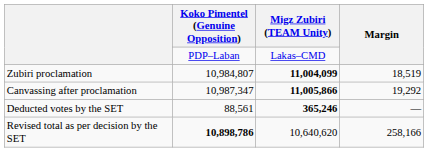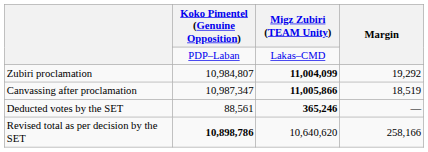(407, 73) 18,519 -> (407, 73) 19,292
(407, 91) 19,292 -> (407, 91) 18,519
